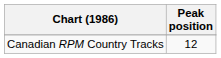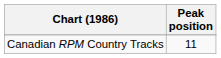(191, 44) 12 -> (191, 44) 11
